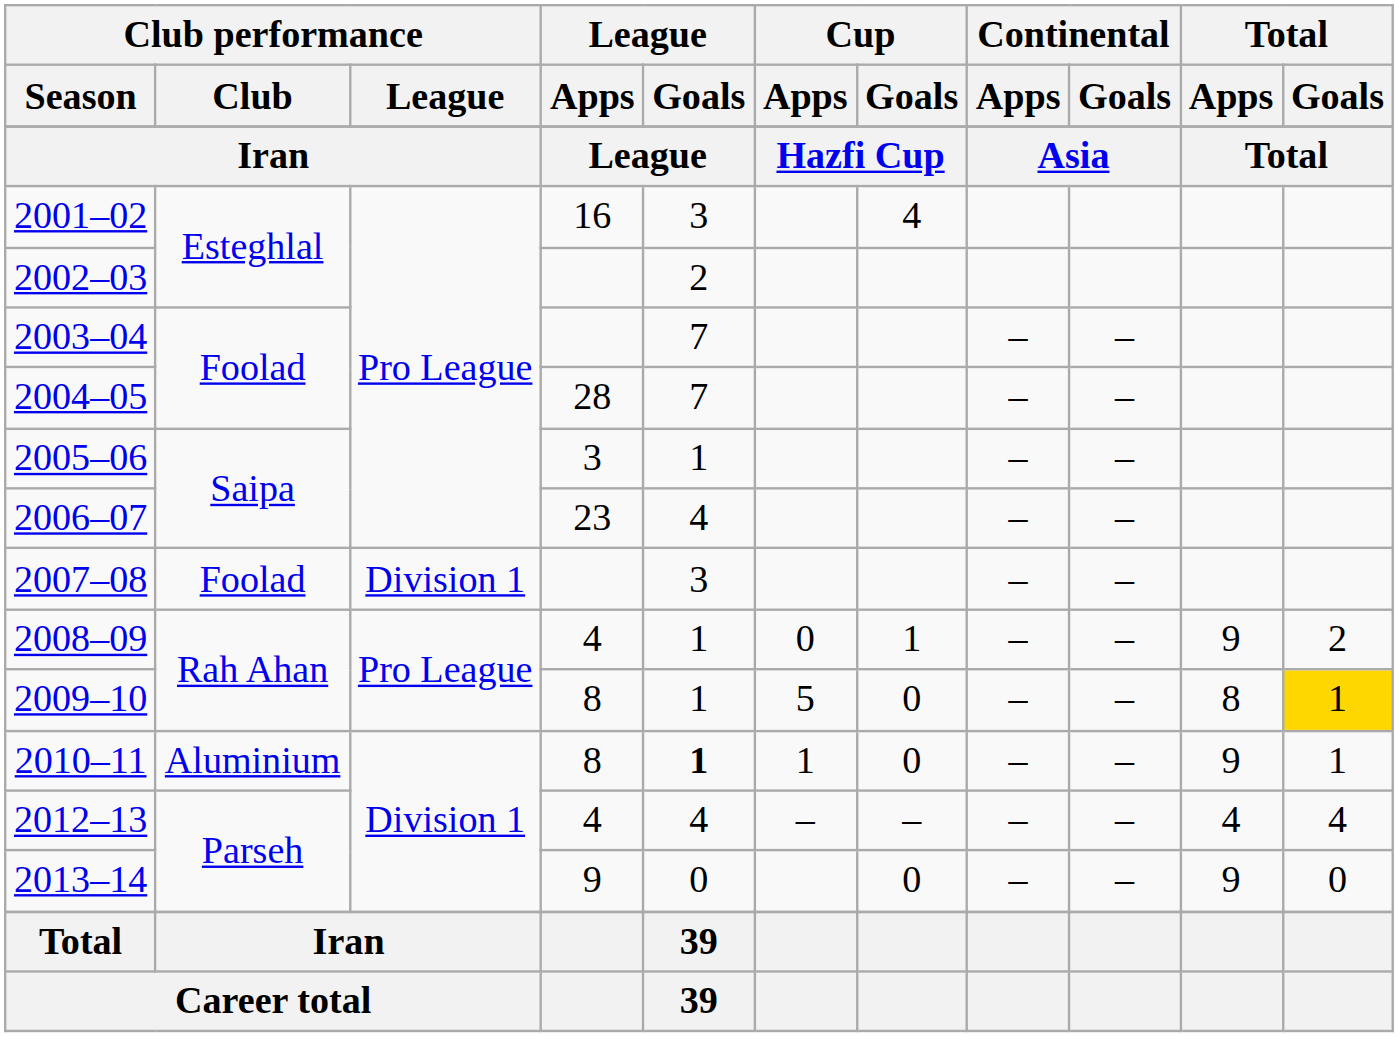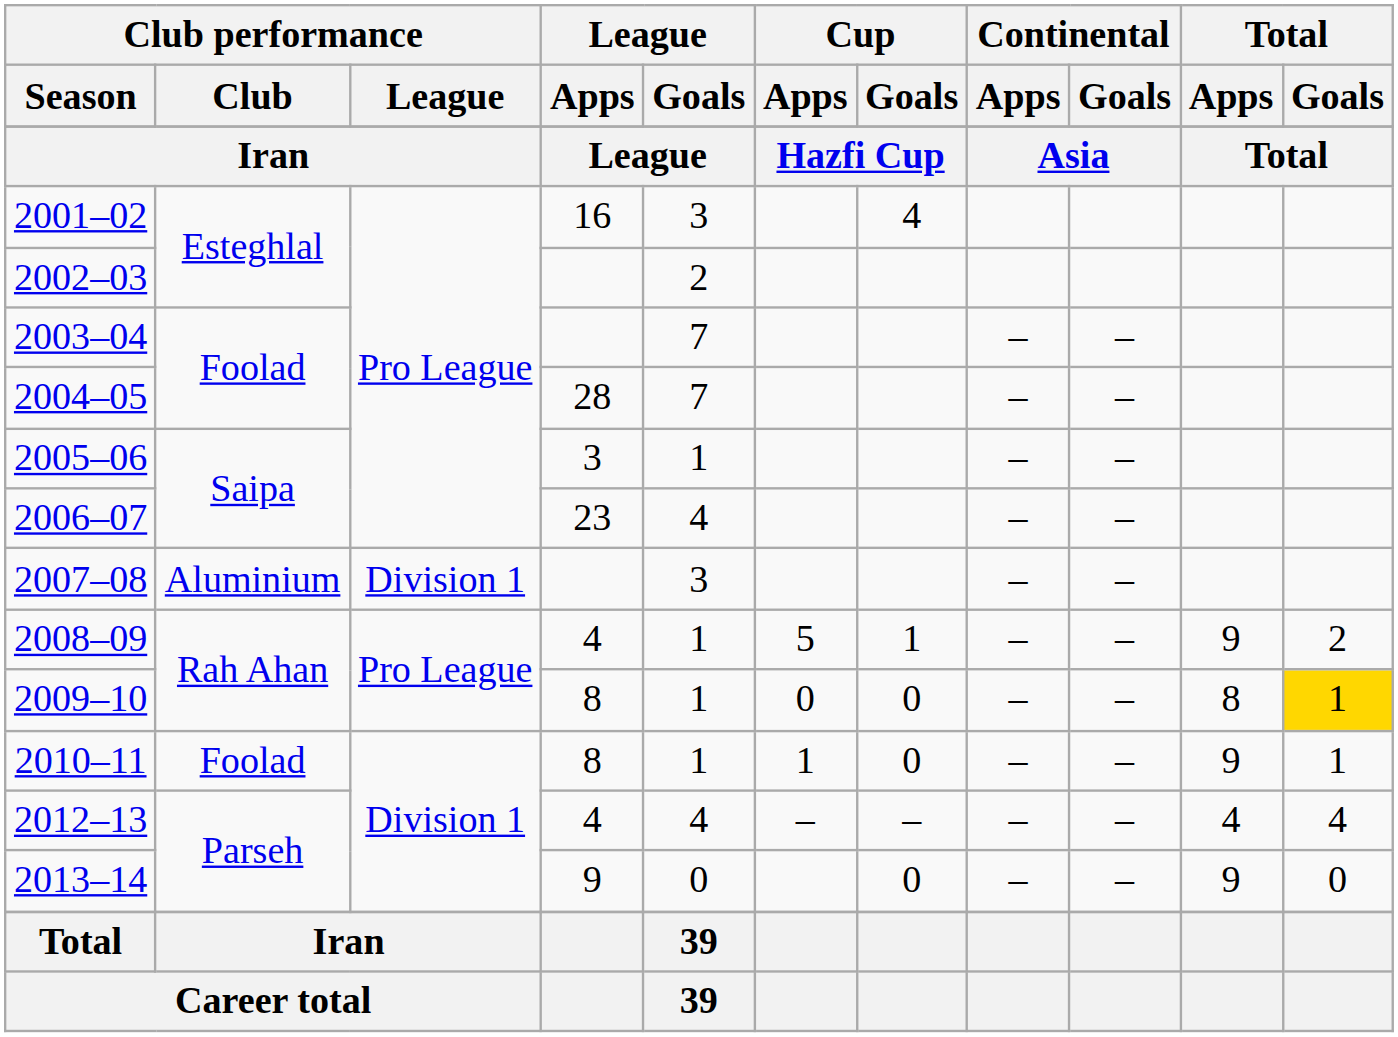(253, 578) Foolad -> (253, 578) Aluminium
(805, 638) 0 -> (805, 638) 5
(805, 699) 5 -> (805, 699) 0
(253, 759) Aluminium -> (253, 759) Foolad
(699, 759) bold -> (699, 759) normal
